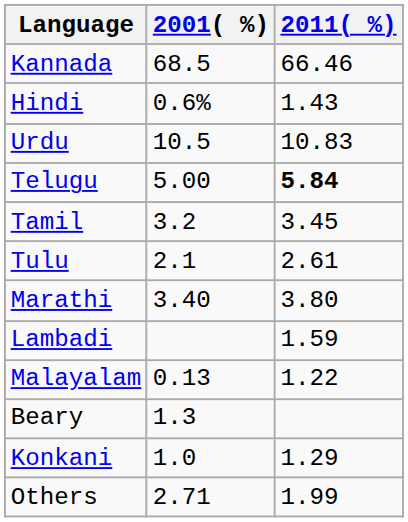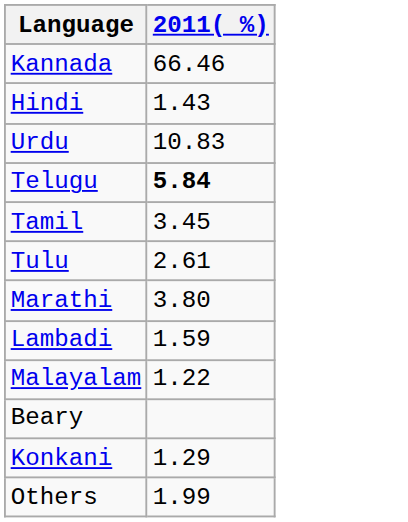- column: (211, 25)
